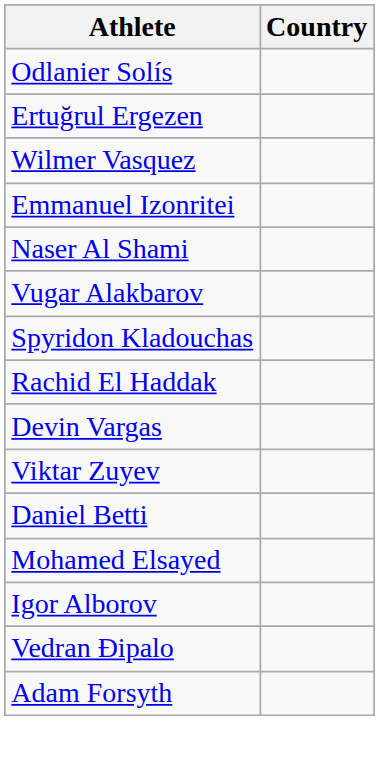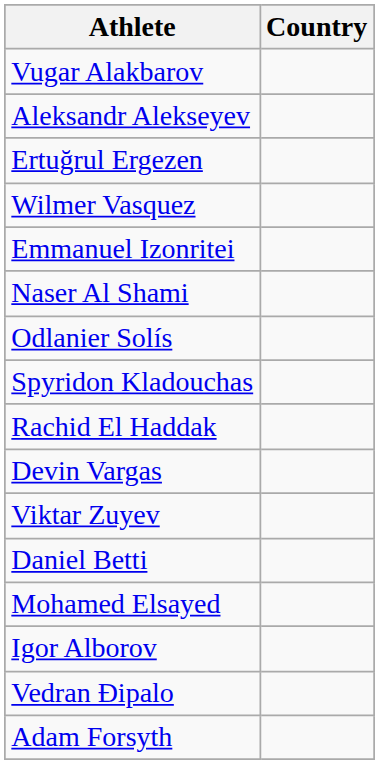rows swapped: (92, 71) <-> (107, 293)
+ row: (131, 115)
